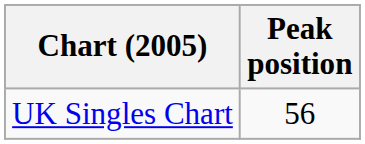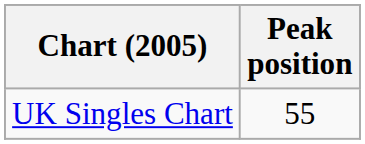(300, 113) 56 -> (300, 113) 55
